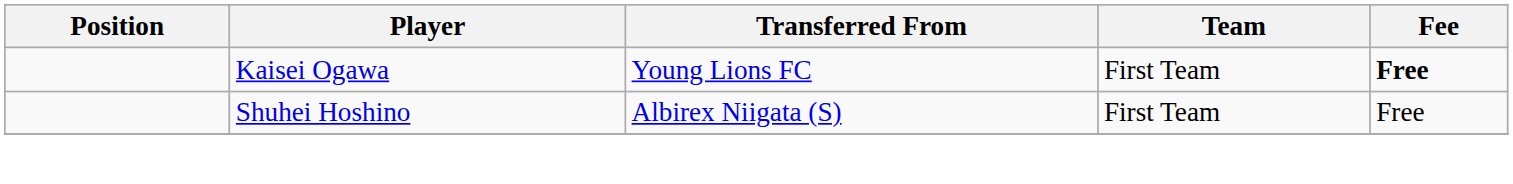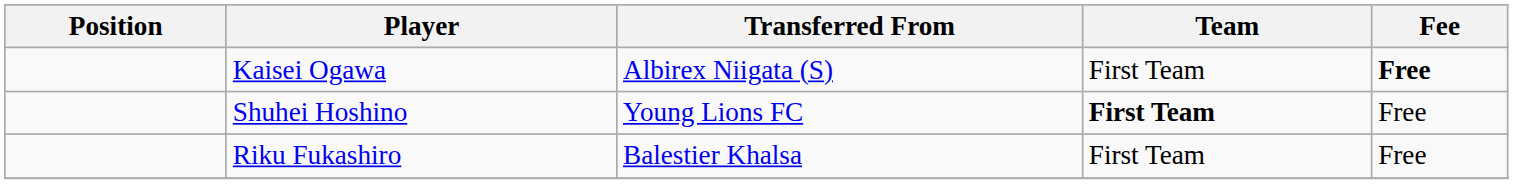(722, 69) Young Lions FC -> (728, 69) Albirex Niigata (S)
(737, 112) Albirex Niigata (S) -> (713, 112) Young Lions FC
(1162, 112) normal -> (1152, 112) bold
+ row: (317, 155)
